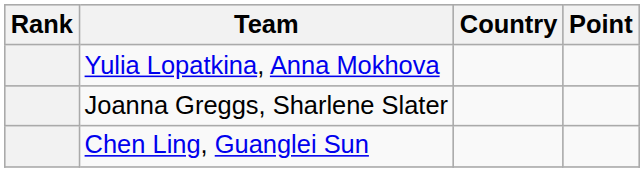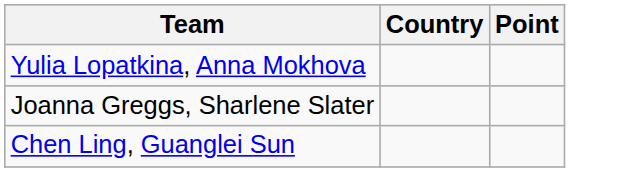- column: (42, 24)
